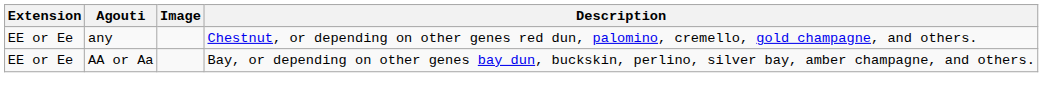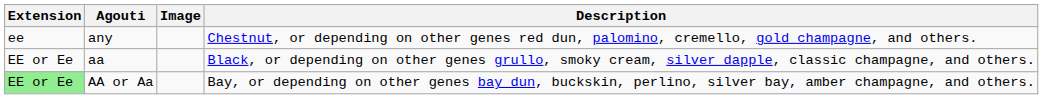(41, 38) EE or Ee -> (16, 38) ee
+ row: (96, 60)
(41, 60) no background -> (41, 82) lightgreen background
